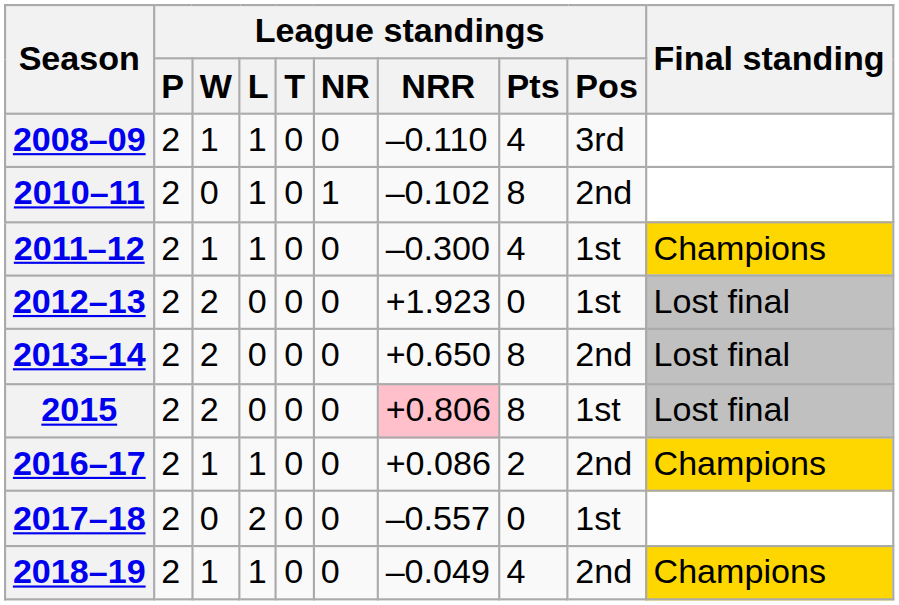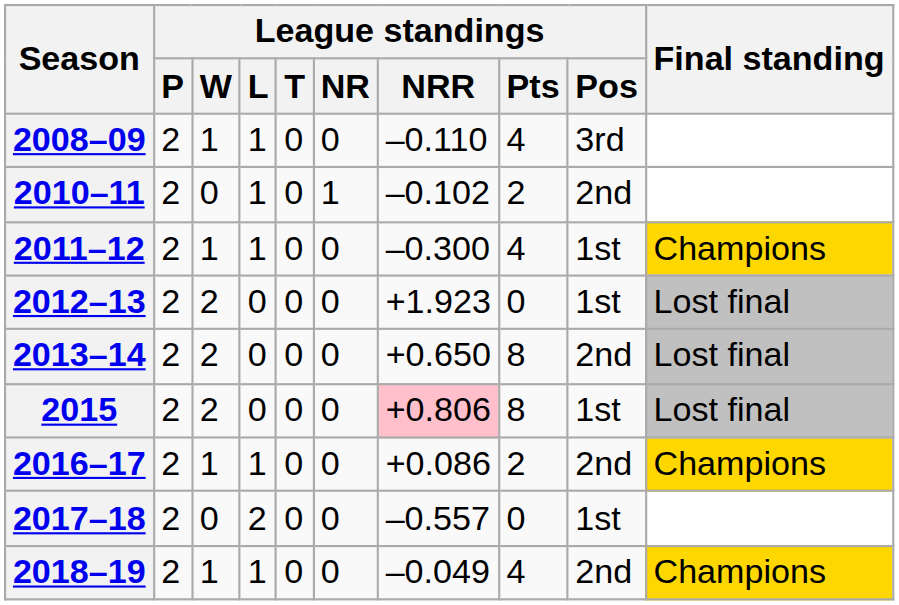(516, 193) 8 -> (516, 193) 2
